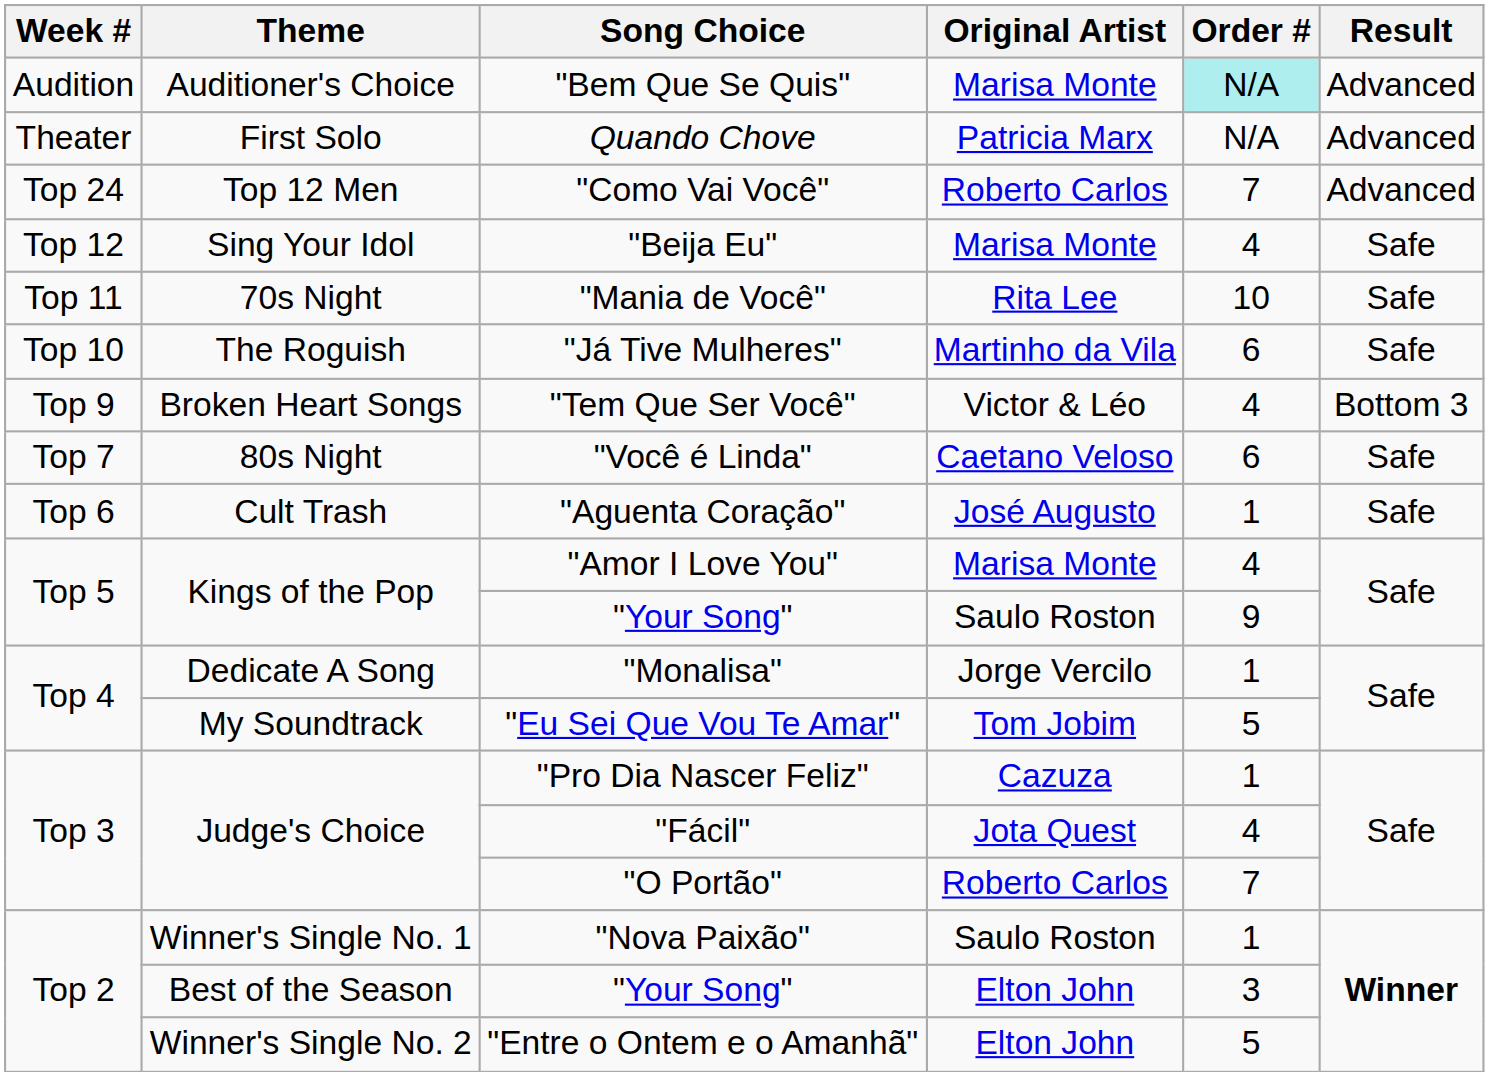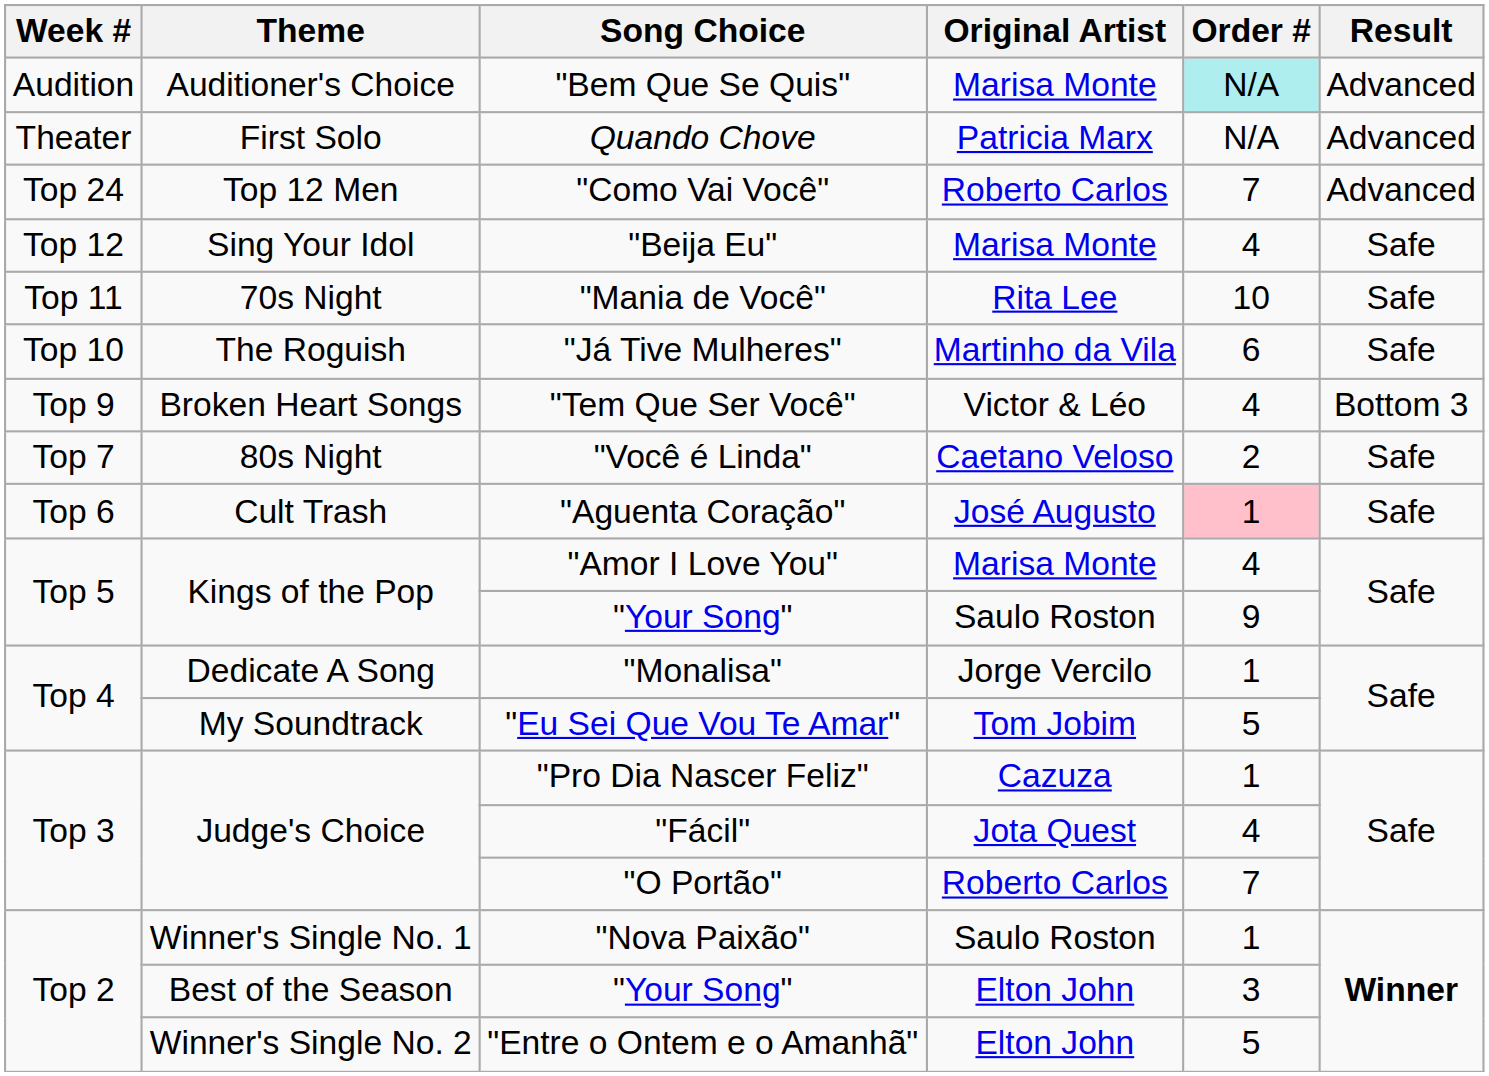(1251, 457) 6 -> (1251, 457) 2
(1251, 510) no background -> (1251, 510) pink background
